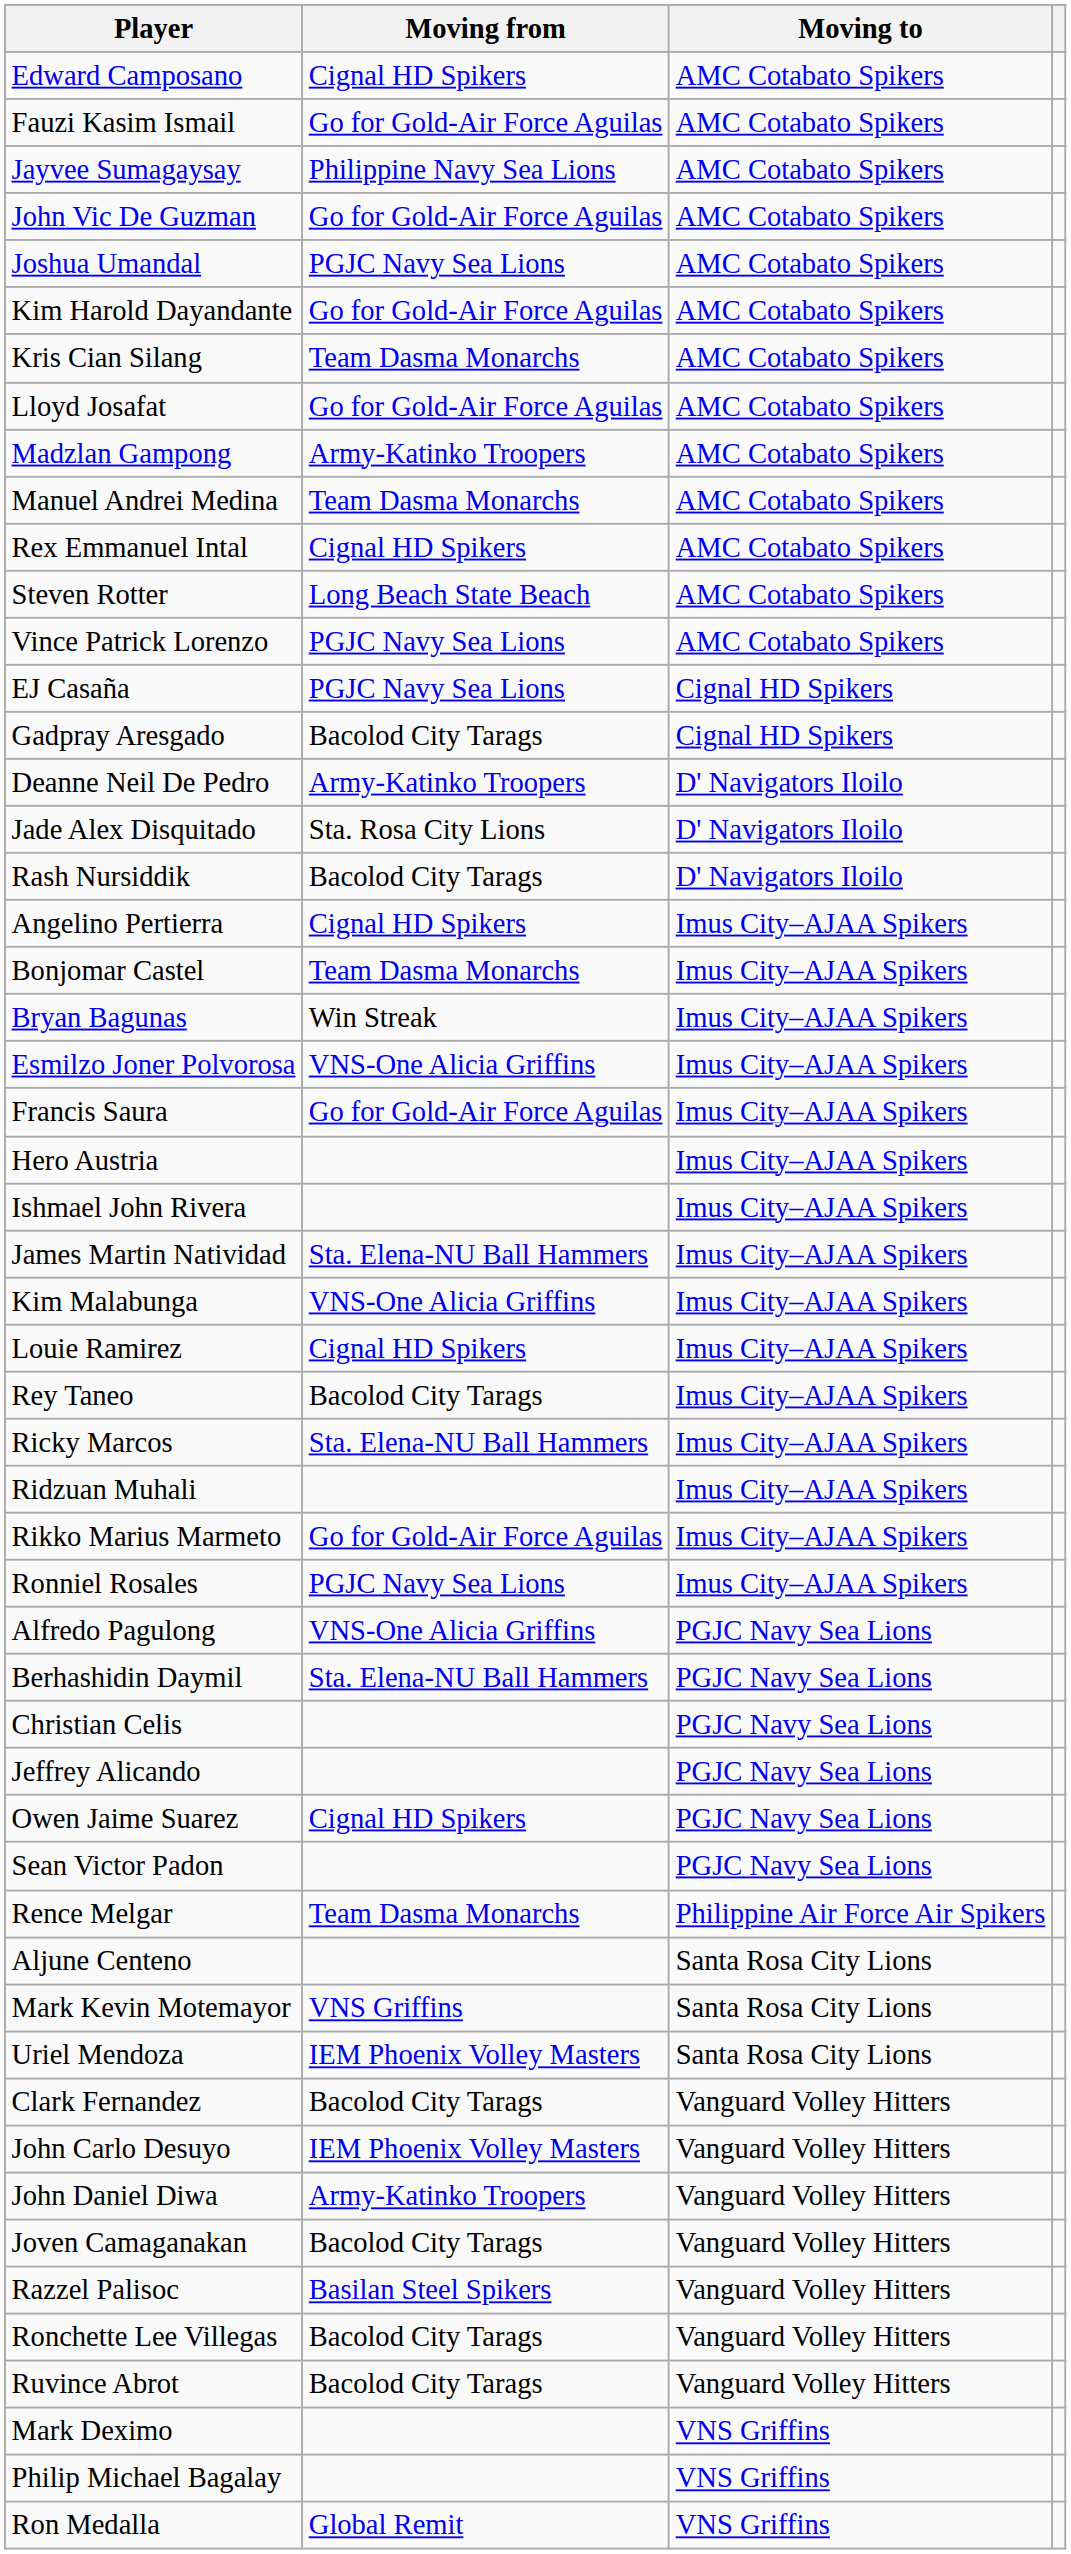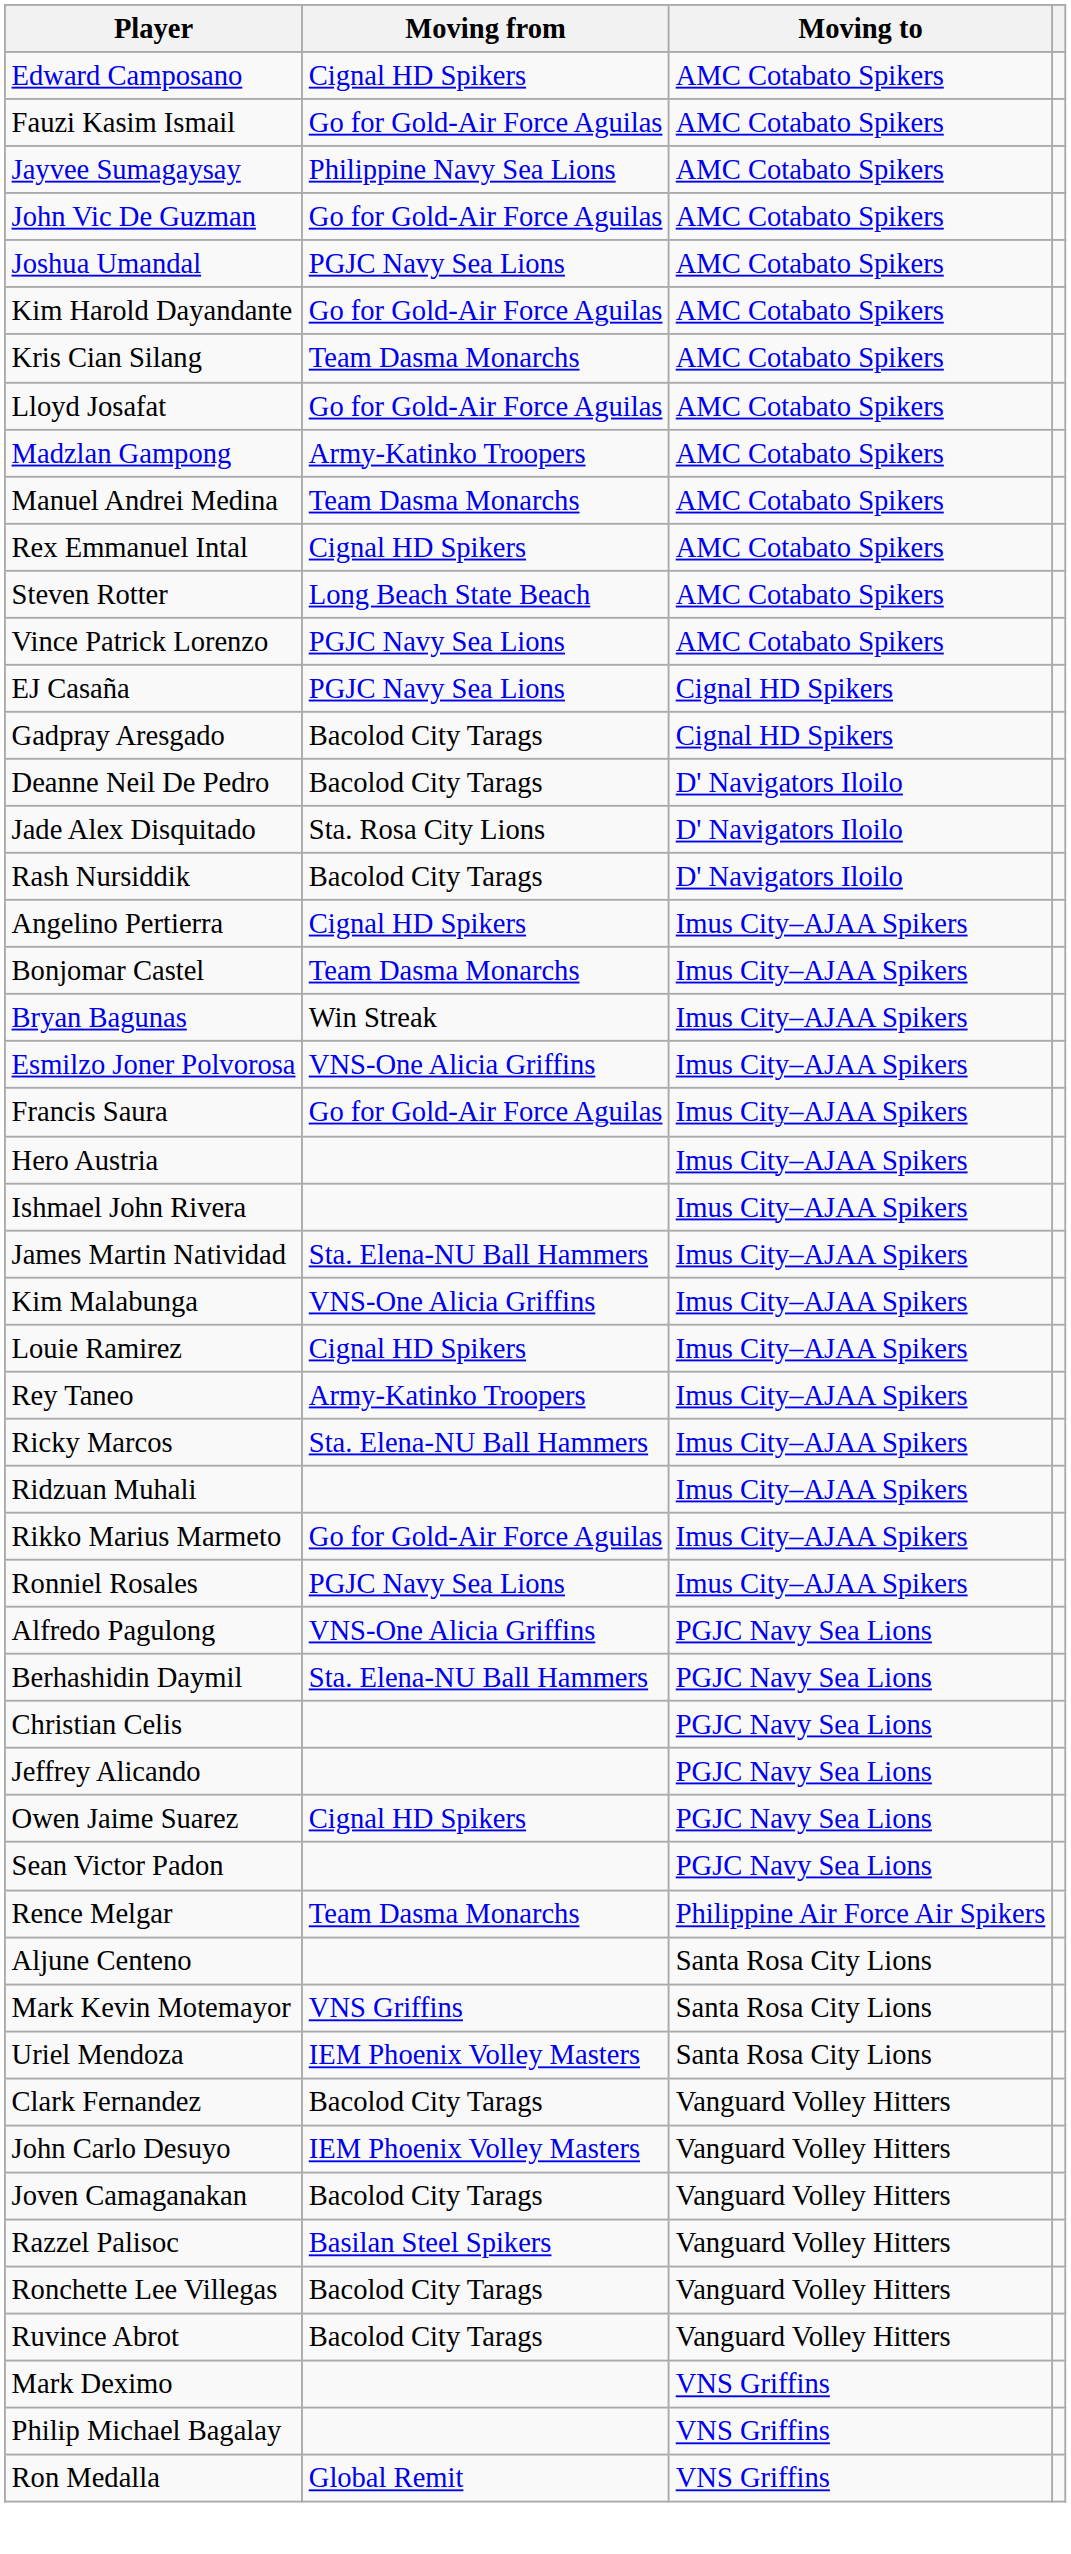(447, 782) Army-Katinko Troopers -> (426, 782) Bacolod City Tarags
(426, 1394) Bacolod City Tarags -> (447, 1394) Army-Katinko Troopers
- row: (115, 2195)
